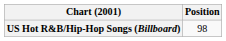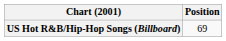(202, 28) 98 -> (202, 28) 69
